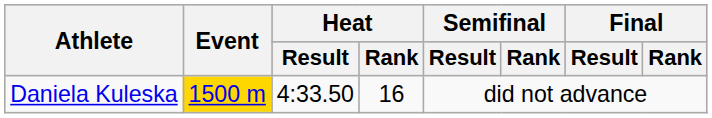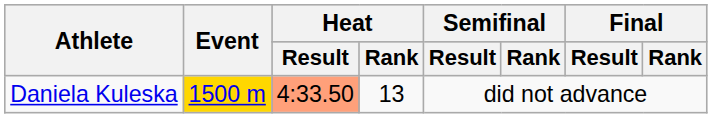(315, 95) no background -> (315, 95) lightsalmon background
(392, 95) 16 -> (392, 95) 13
